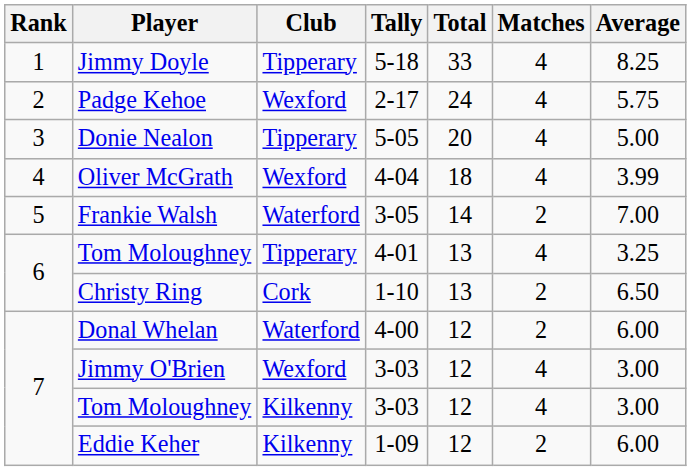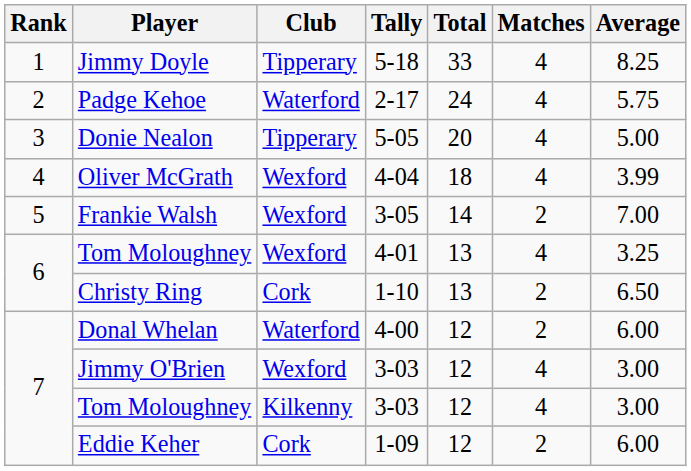(304, 100) Wexford -> (311, 100) Waterford
(311, 215) Waterford -> (304, 215) Wexford
(310, 253) Tipperary -> (304, 253) Wexford
(307, 445) Kilkenny -> (287, 445) Cork
